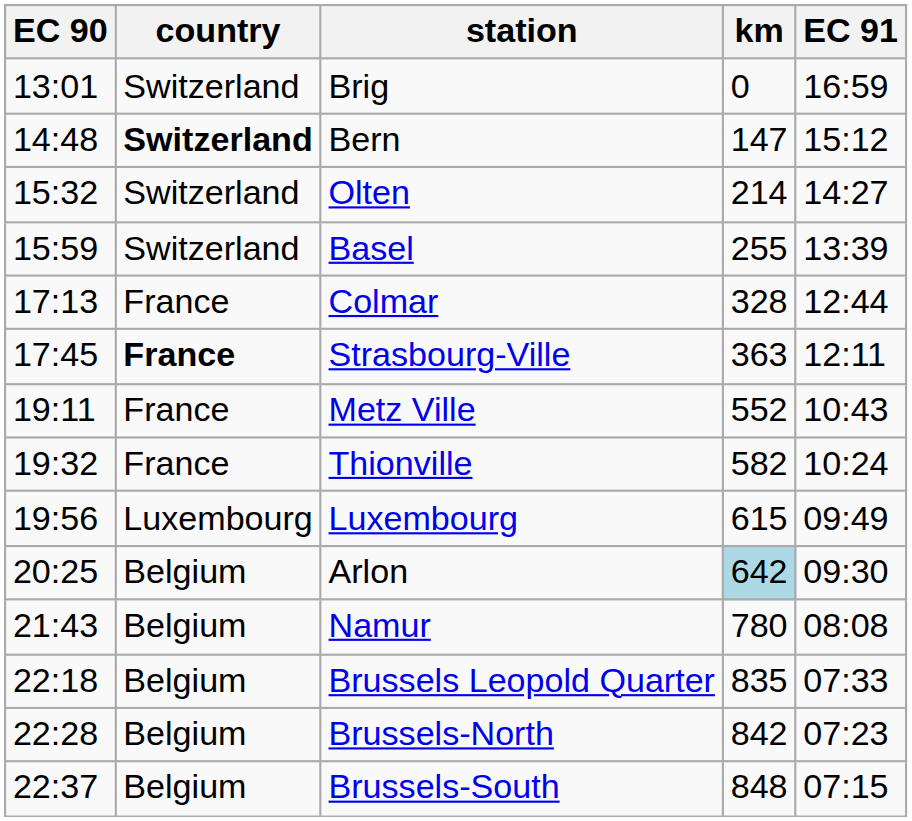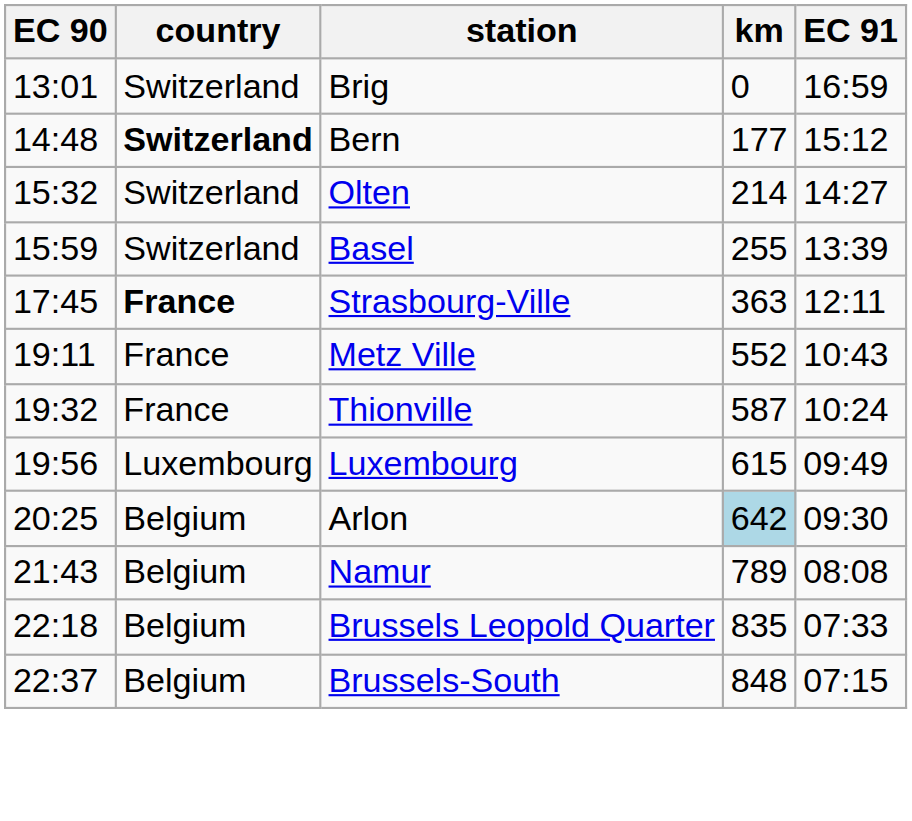(759, 139) 147 -> (759, 139) 177
- row: (383, 301)
(759, 463) 582 -> (759, 409) 587
(759, 626) 780 -> (759, 572) 789
- row: (441, 734)
